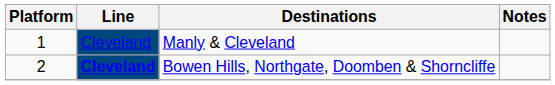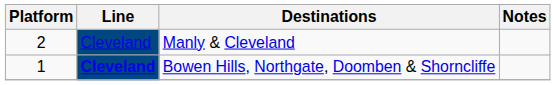(41, 42) 1 -> (41, 42) 2
(41, 67) 2 -> (41, 67) 1
